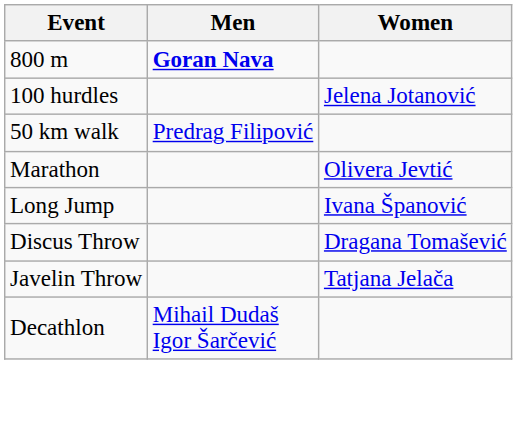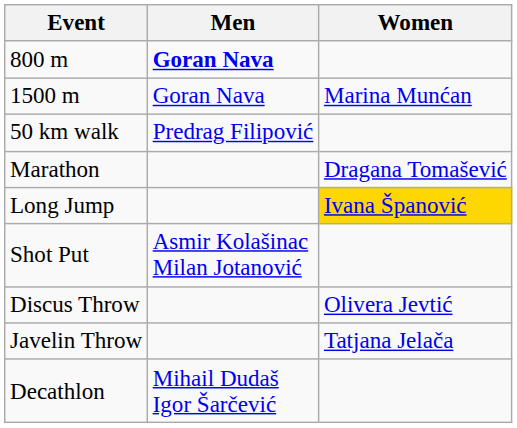+ row: (45, 95)
- row: (64, 95)
(388, 168) Olivera Jevtić -> (415, 168) Dragana Tomašević
(395, 205) no background -> (395, 205) gold background
+ row: (49, 254)
(415, 242) Dragana Tomašević -> (388, 304) Olivera Jevtić
